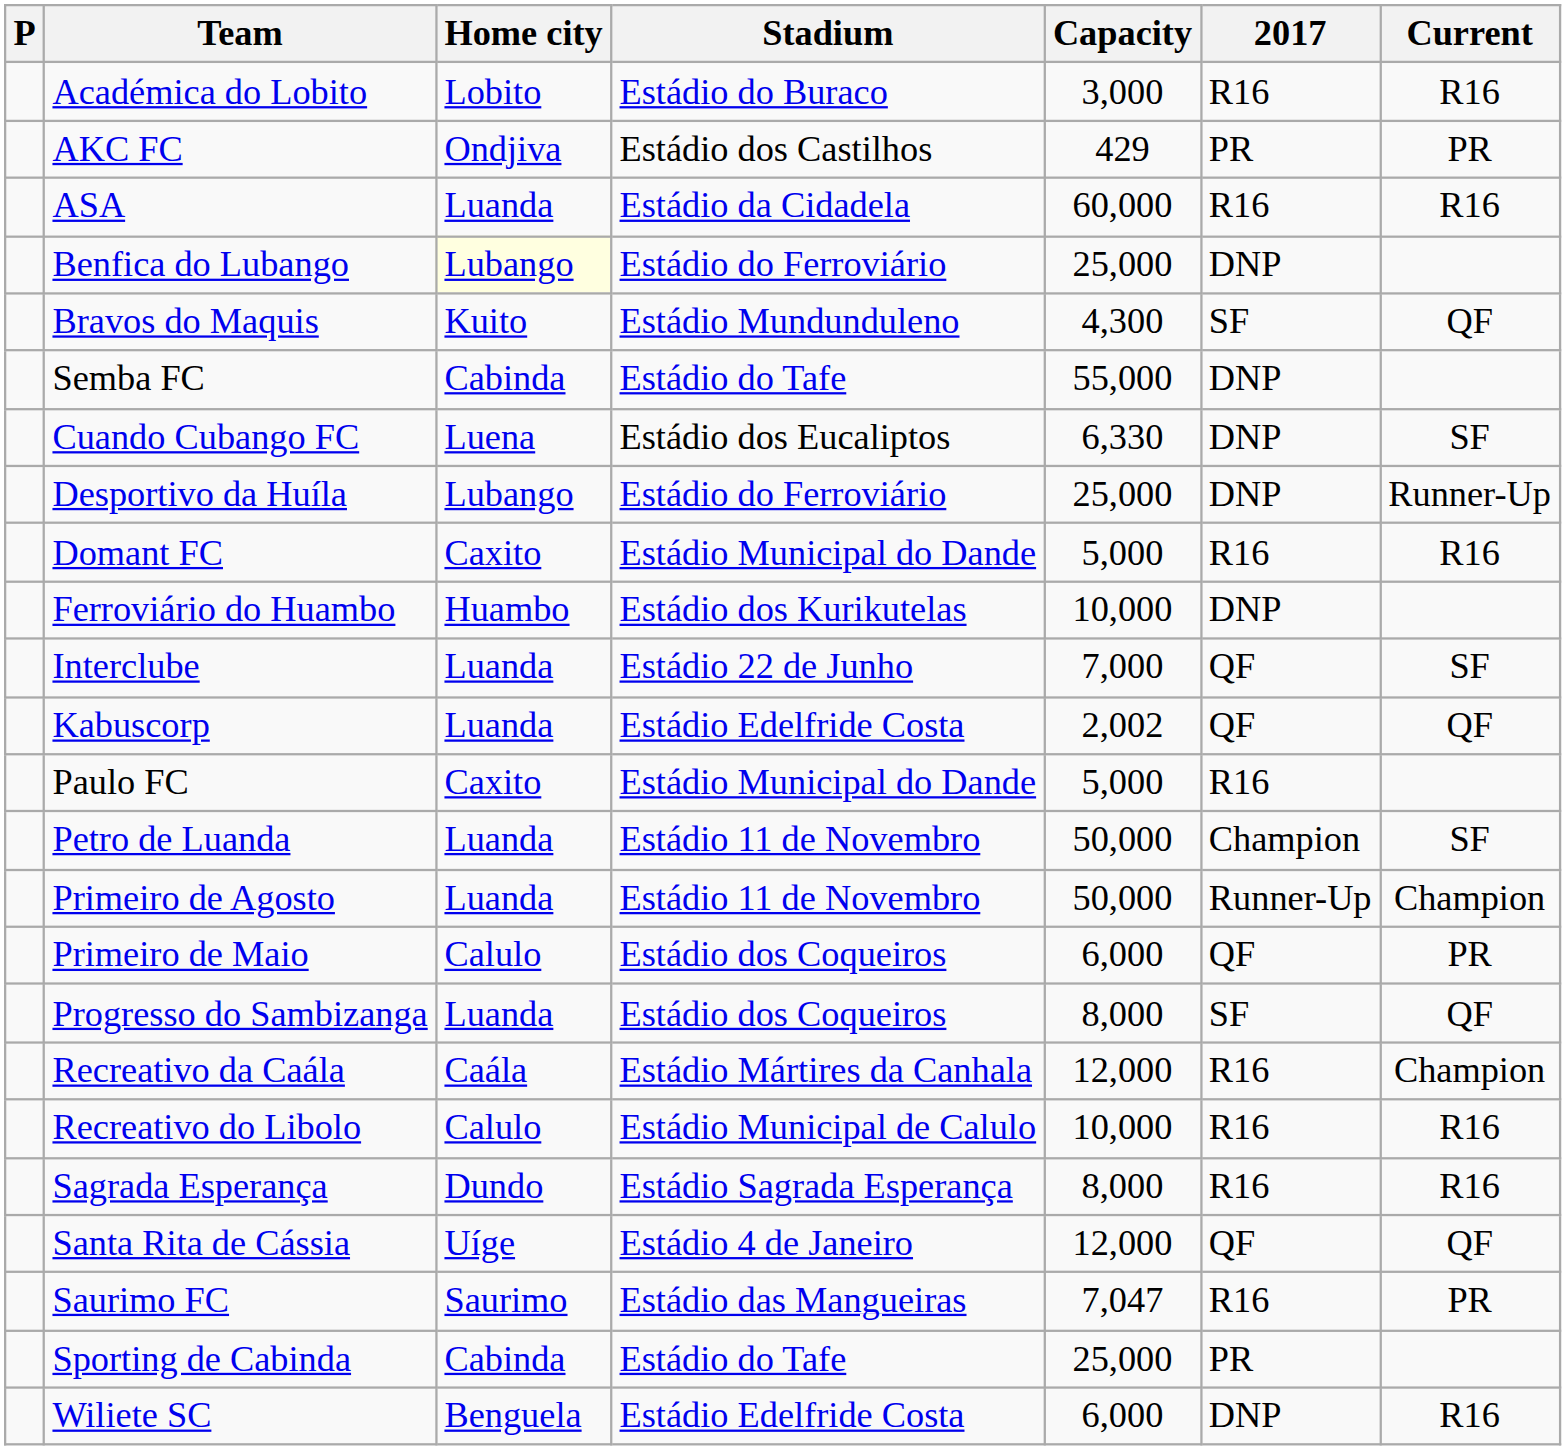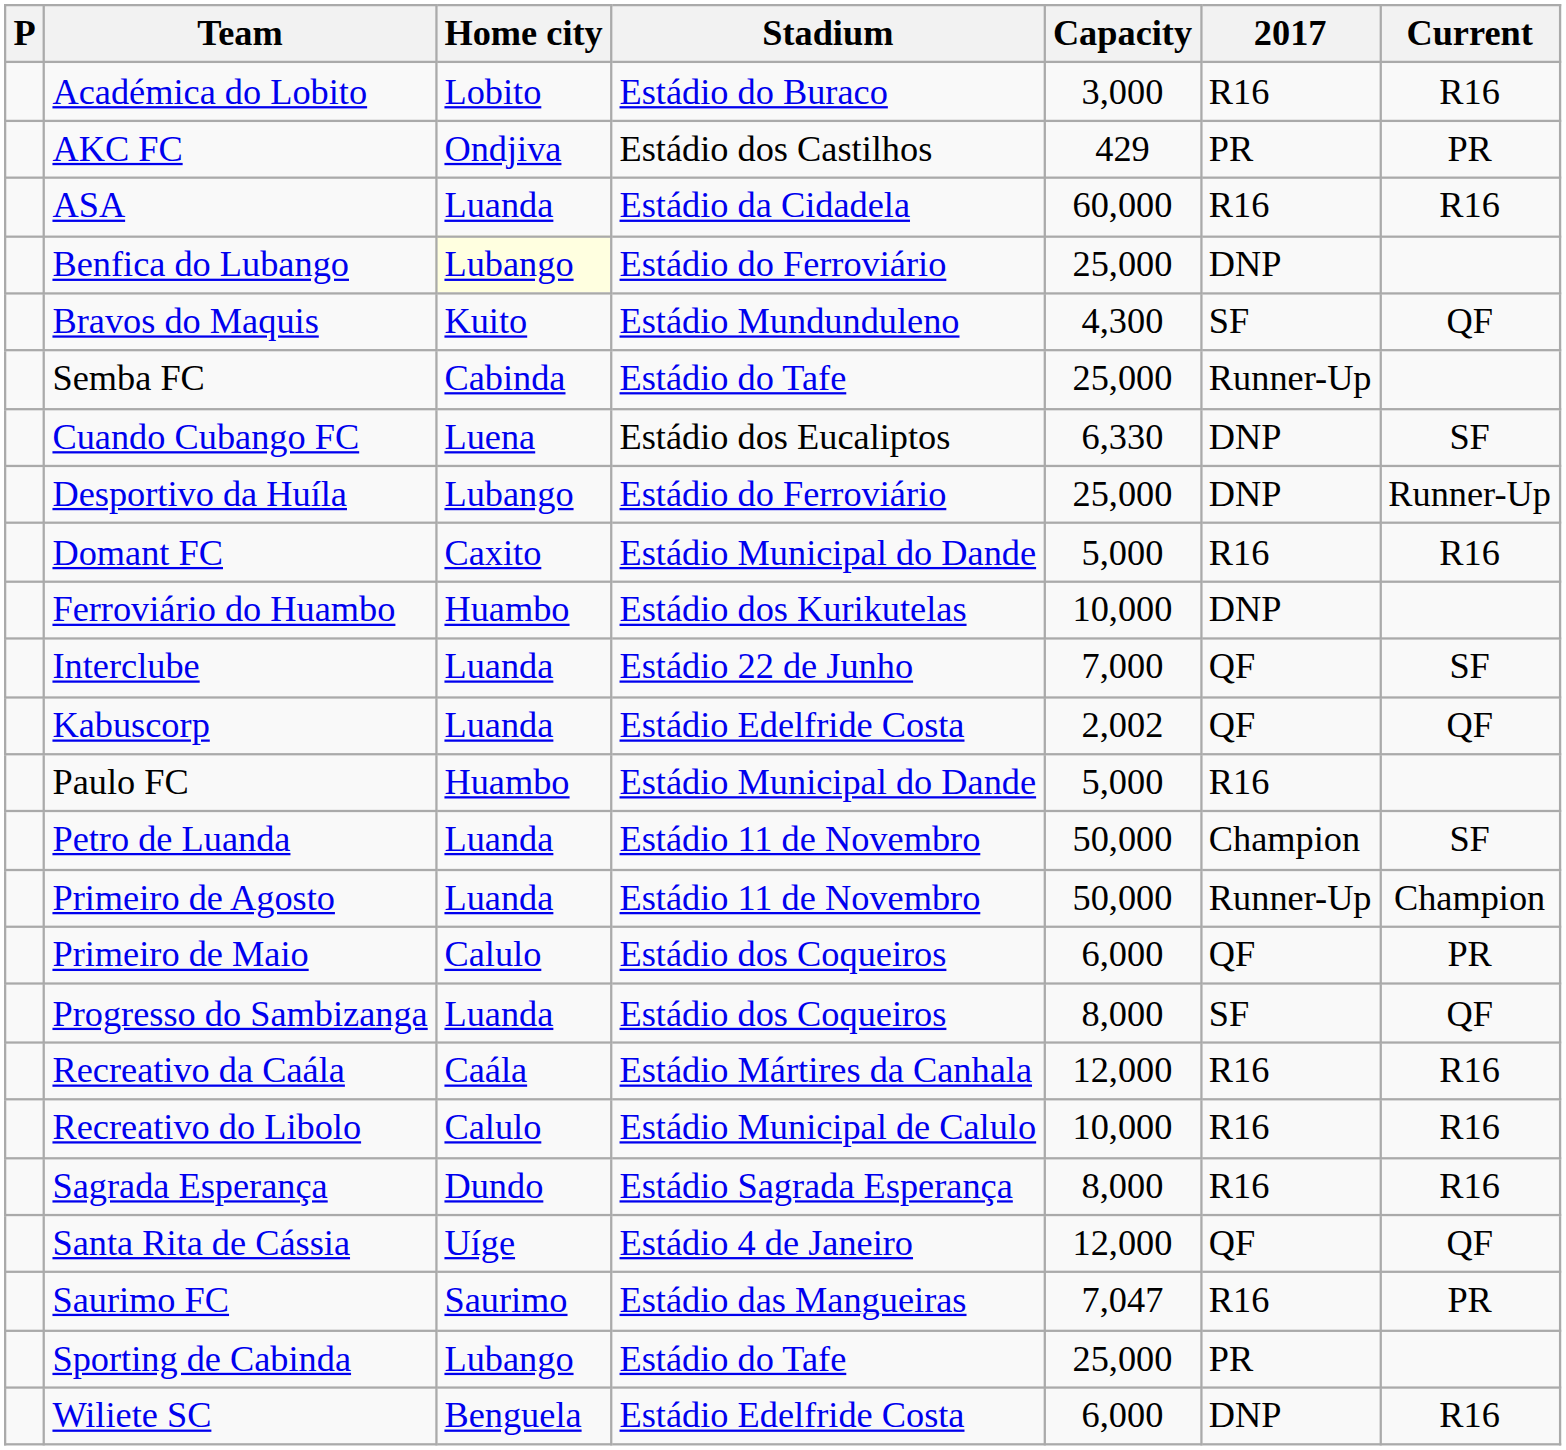(1122, 378) 55,000 -> (1122, 378) 25,000
(1245, 378) DNP -> (1290, 378) Runner-Up
(493, 782) Caxito -> (507, 782) Huambo
(1470, 1070) Champion -> (1470, 1070) R16
(505, 1358) Cabinda -> (509, 1358) Lubango
